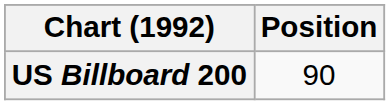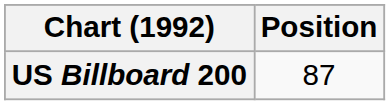(319, 74) 90 -> (319, 74) 87
